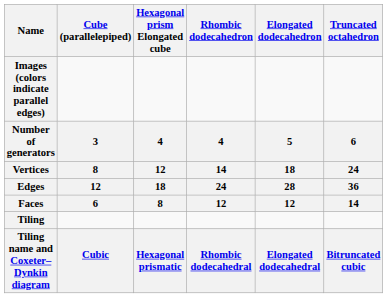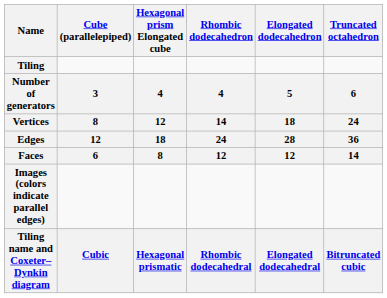rows swapped: (31, 89) <-> (31, 220)
